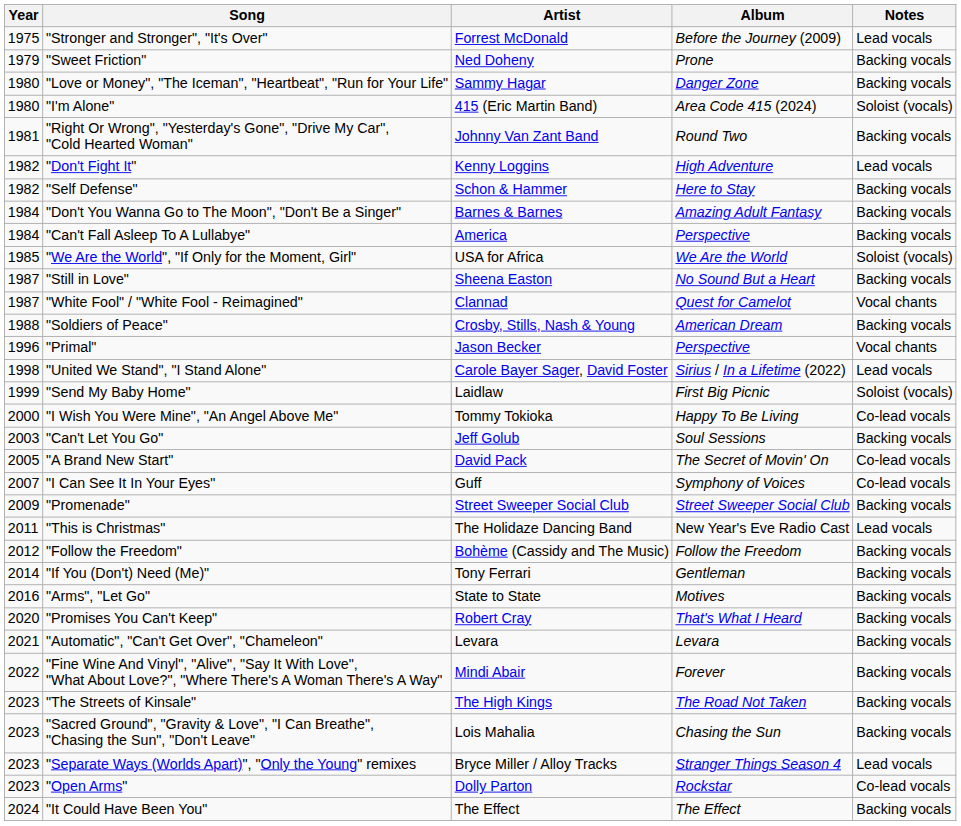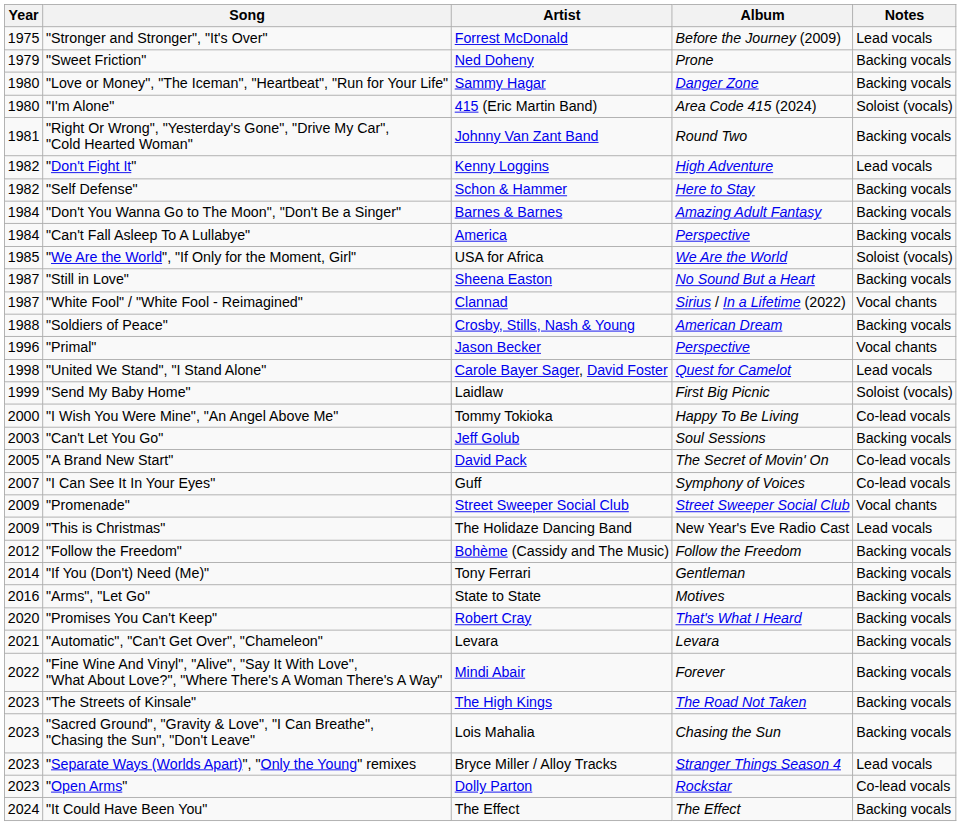(733, 302) Quest for Camelot -> (761, 302) Sirius / In a Lifetime (2022)
(761, 370) Sirius / In a Lifetime (2022) -> (733, 370) Quest for Camelot
(904, 506) Backing vocals -> (897, 506) Vocal chants
(23, 528) 2011 -> (24, 528) 2009
